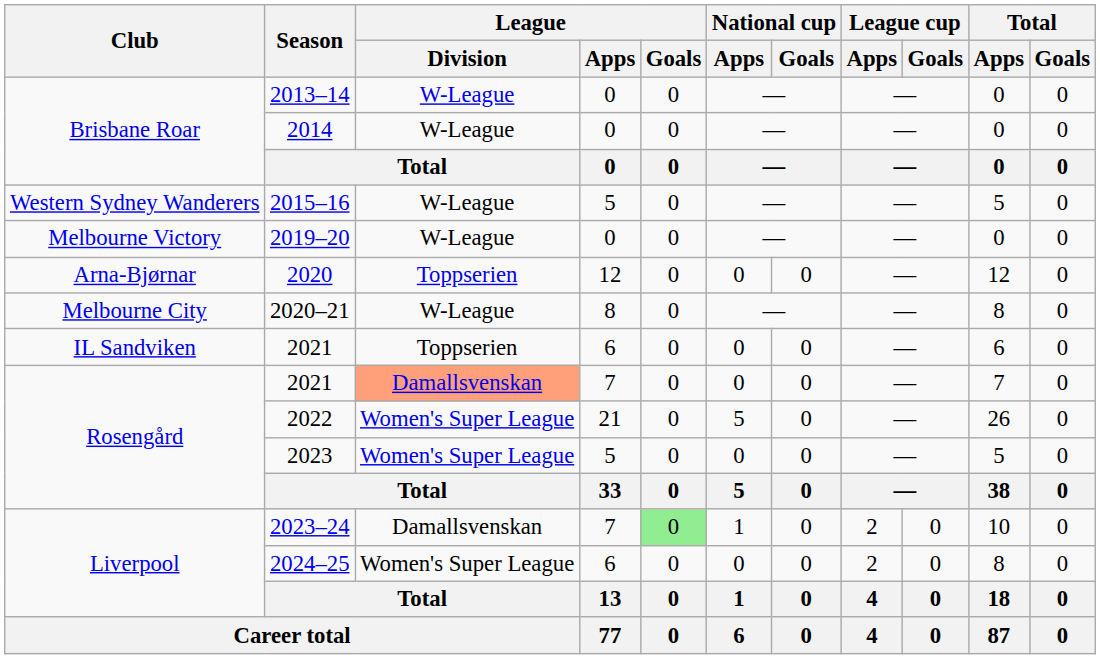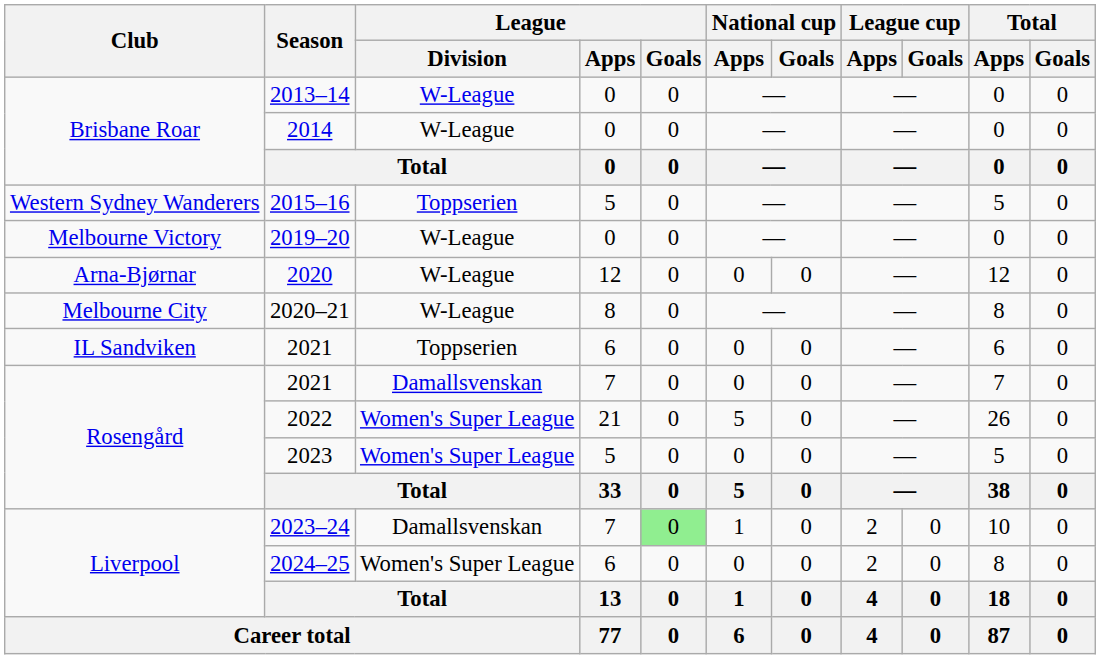(467, 202) W-League -> (467, 202) Toppserien
(467, 274) Toppserien -> (467, 274) W-League
(467, 382) lightsalmon background -> (467, 382) no background
